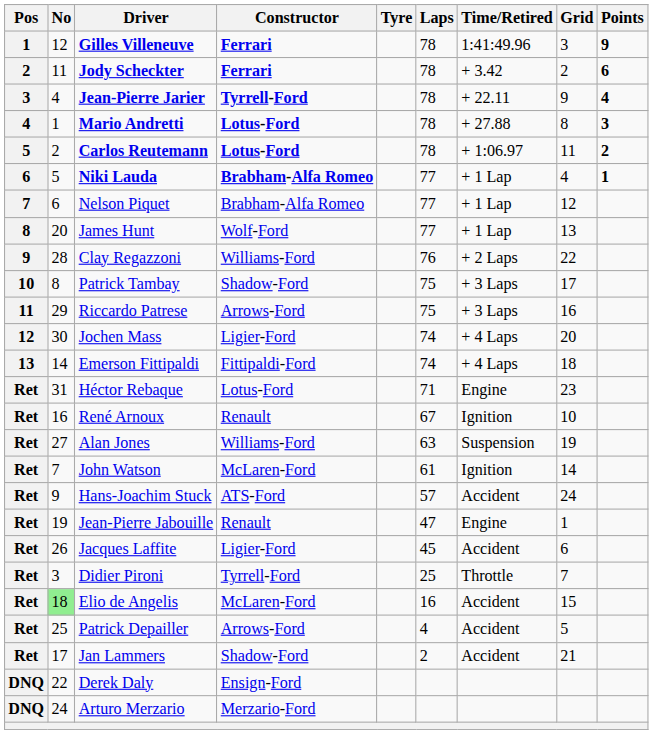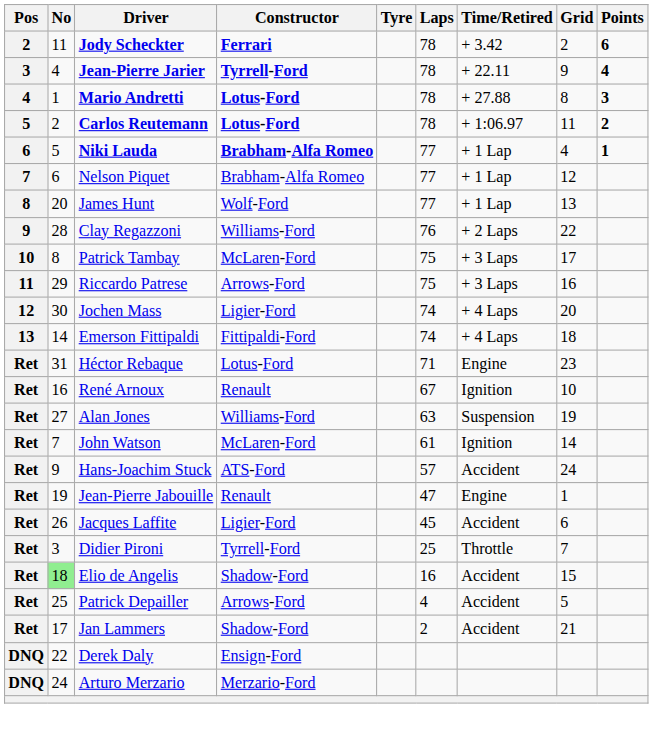- row: (136, 44)
(265, 283) Shadow-Ford -> (268, 257) McLaren-Ford
(268, 602) McLaren-Ford -> (265, 575) Shadow-Ford
